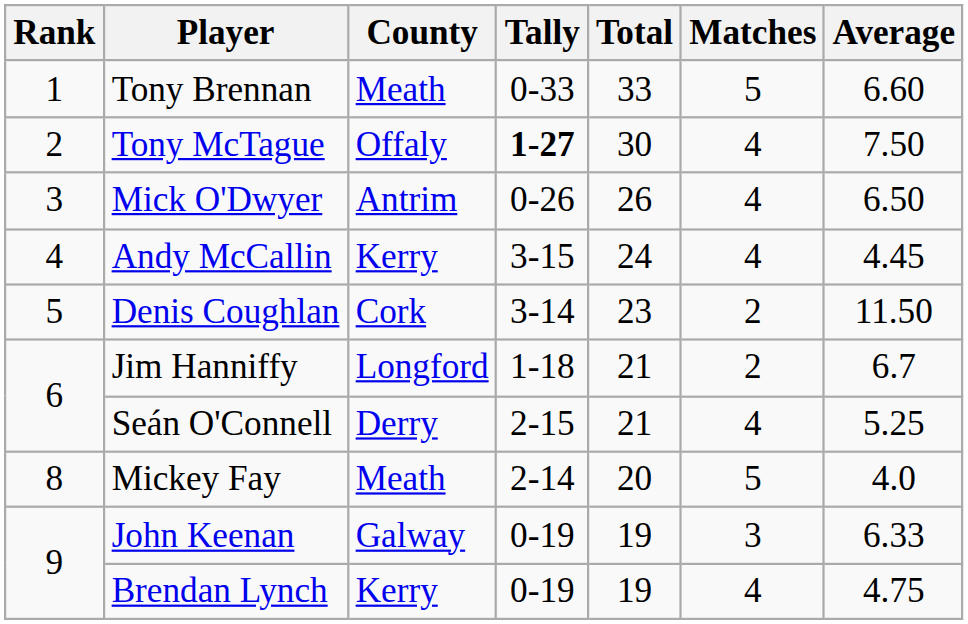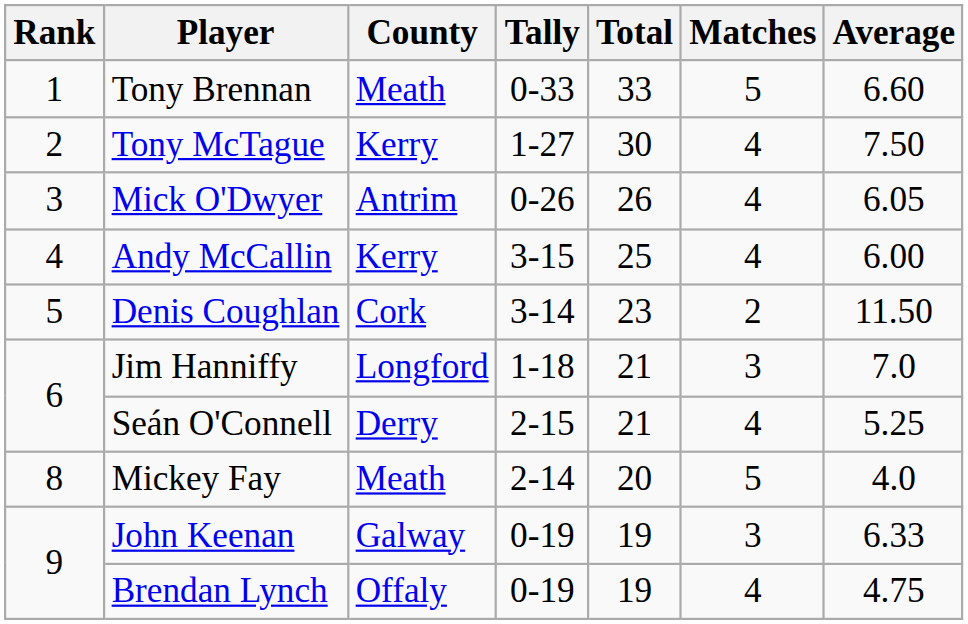(401, 144) Offaly -> (397, 144) Kerry
(542, 144) bold -> (542, 144) normal
(894, 199) 6.50 -> (894, 199) 6.05
(635, 255) 24 -> (635, 255) 25
(894, 255) 4.45 -> (894, 255) 6.00
(753, 367) 2 -> (753, 367) 3
(894, 367) 6.7 -> (894, 367) 7.0
(397, 590) Kerry -> (401, 590) Offaly
